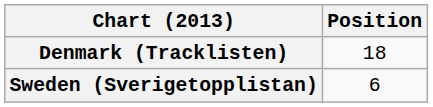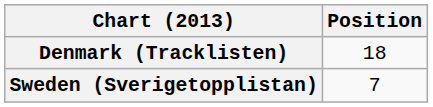(375, 85) 6 -> (375, 85) 7
